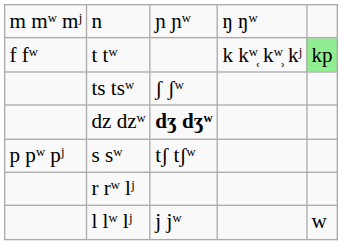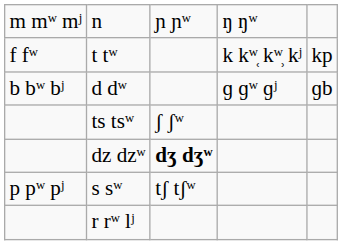(322, 54) lightgreen background -> (322, 54) no background
+ row: (109, 88)
- row: (112, 222)
